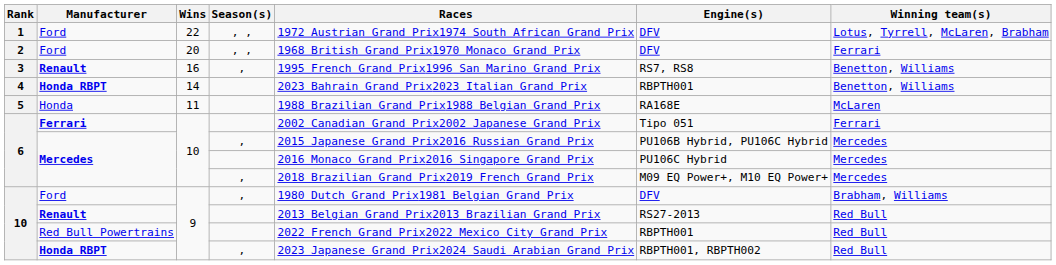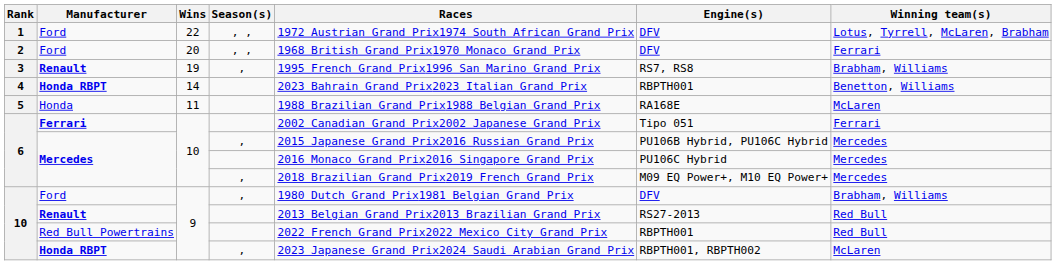(193, 68) 16 -> (193, 68) 19
(894, 68) Benetton, Williams -> (891, 68) Brabham, Williams
(860, 250) Red Bull -> (857, 250) McLaren
